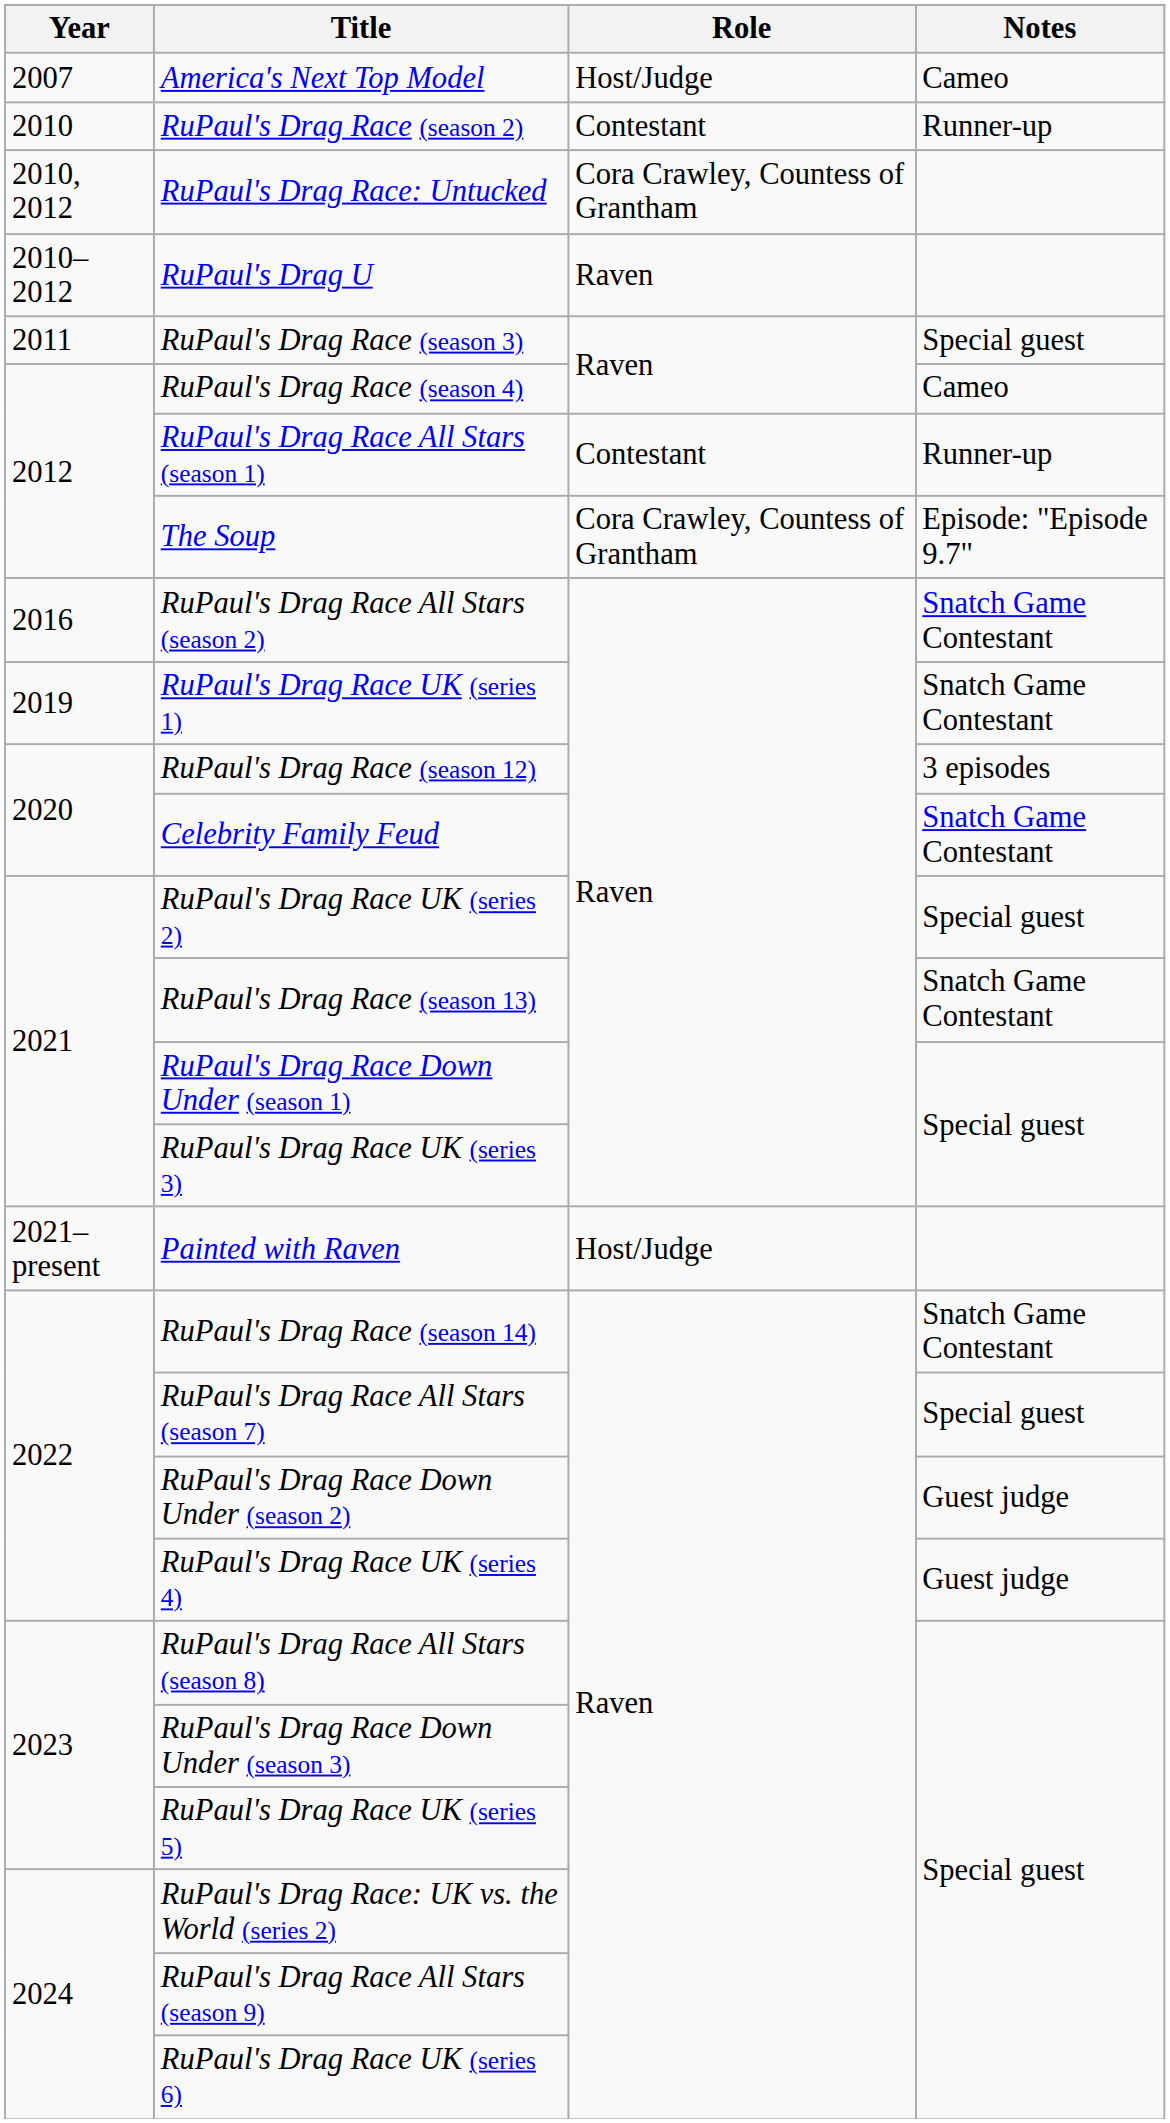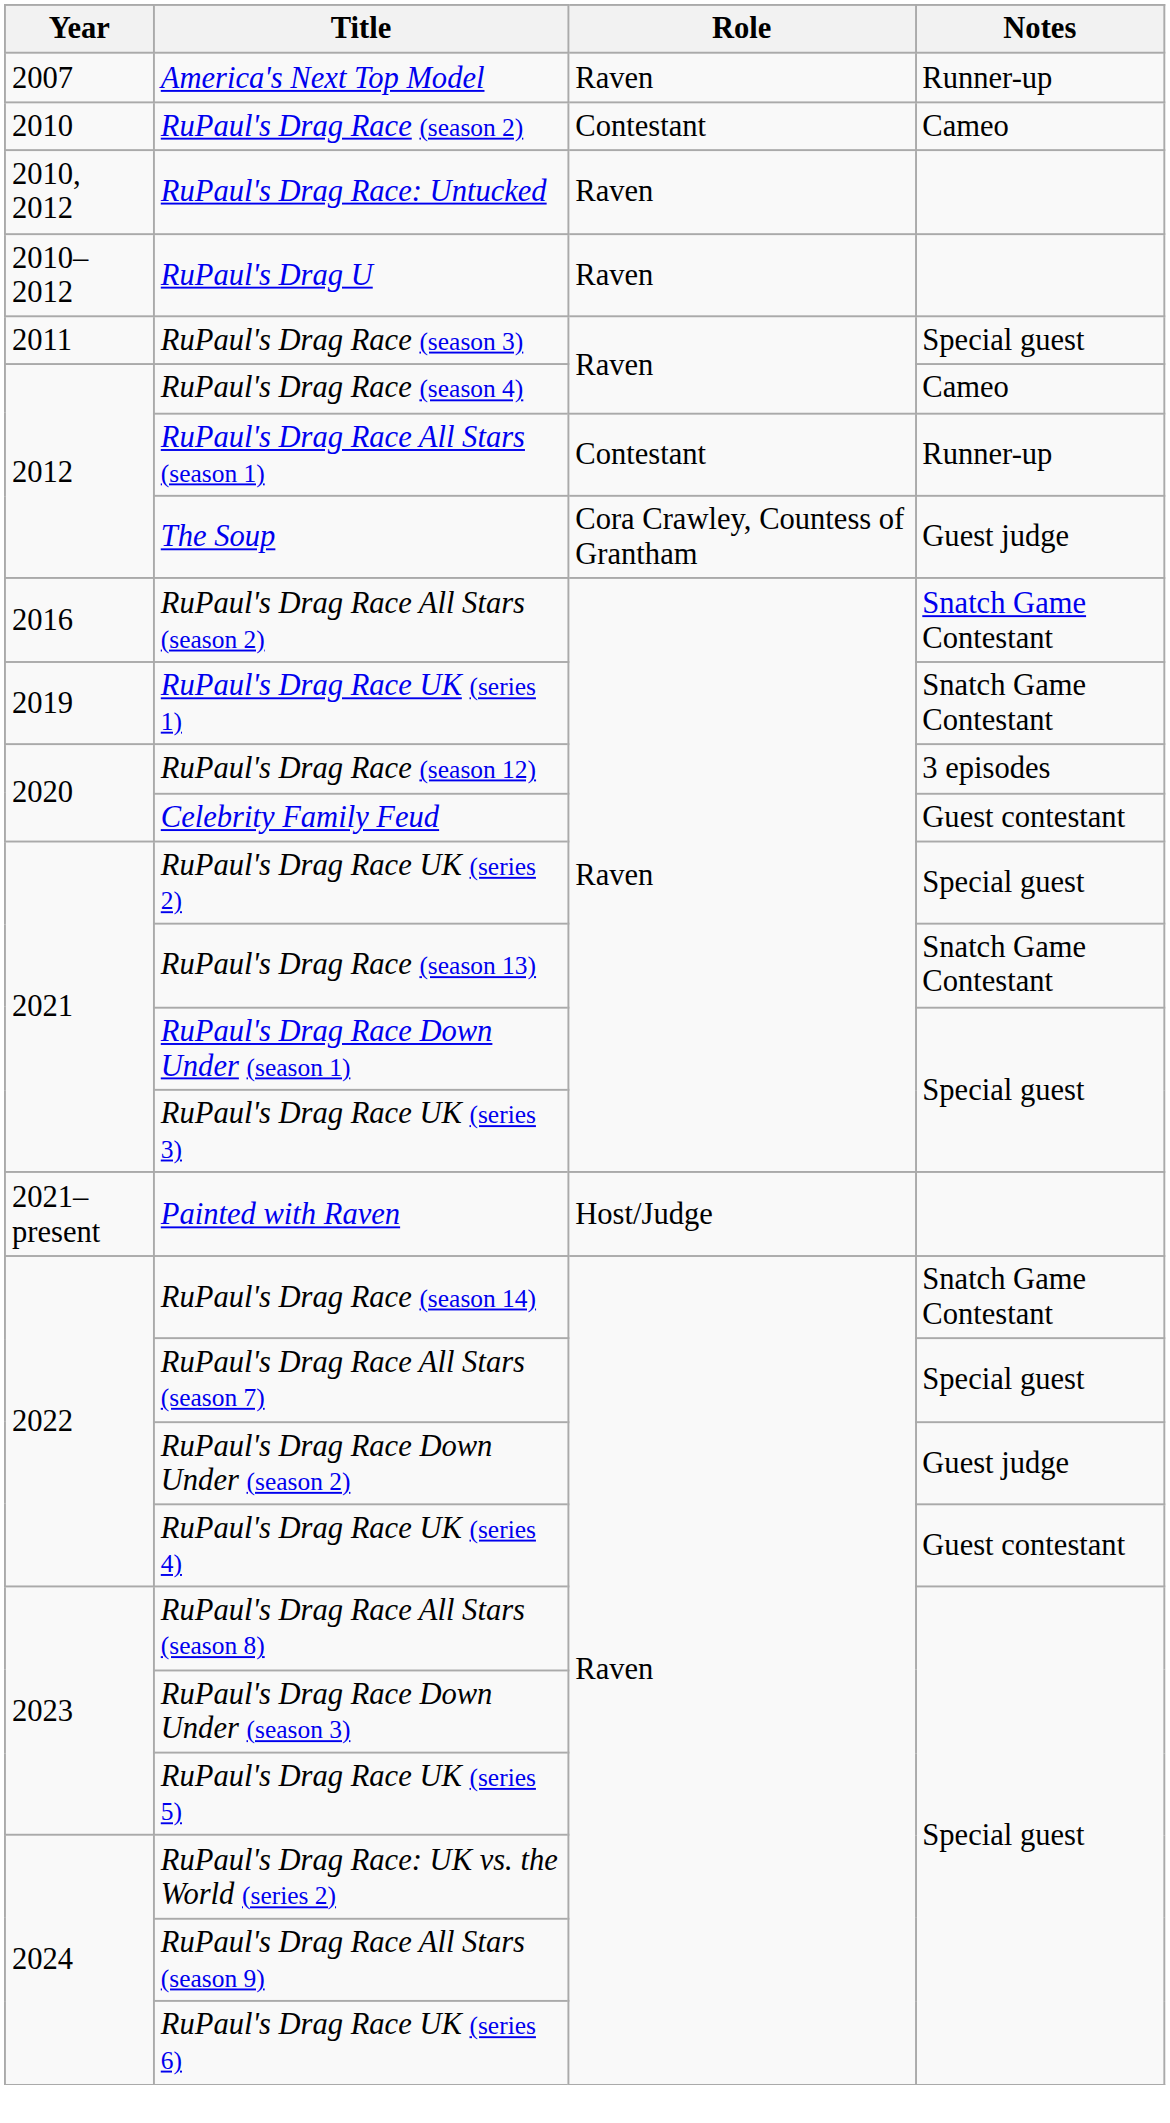(644, 77) Host/Judge -> (614, 77) Raven
(966, 77) Cameo -> (987, 77) Runner-up
(987, 125) Runner-up -> (966, 125) Cameo
(740, 191) Cora Crawley, Countess of Grantham -> (614, 191) Raven
(1035, 536) Episode: "Episode 9.7" -> (996, 536) Guest judge
(1004, 833) Snatch Game Contestant -> (1024, 816) Guest contestant
(996, 1579) Guest judge -> (1024, 1545) Guest contestant
